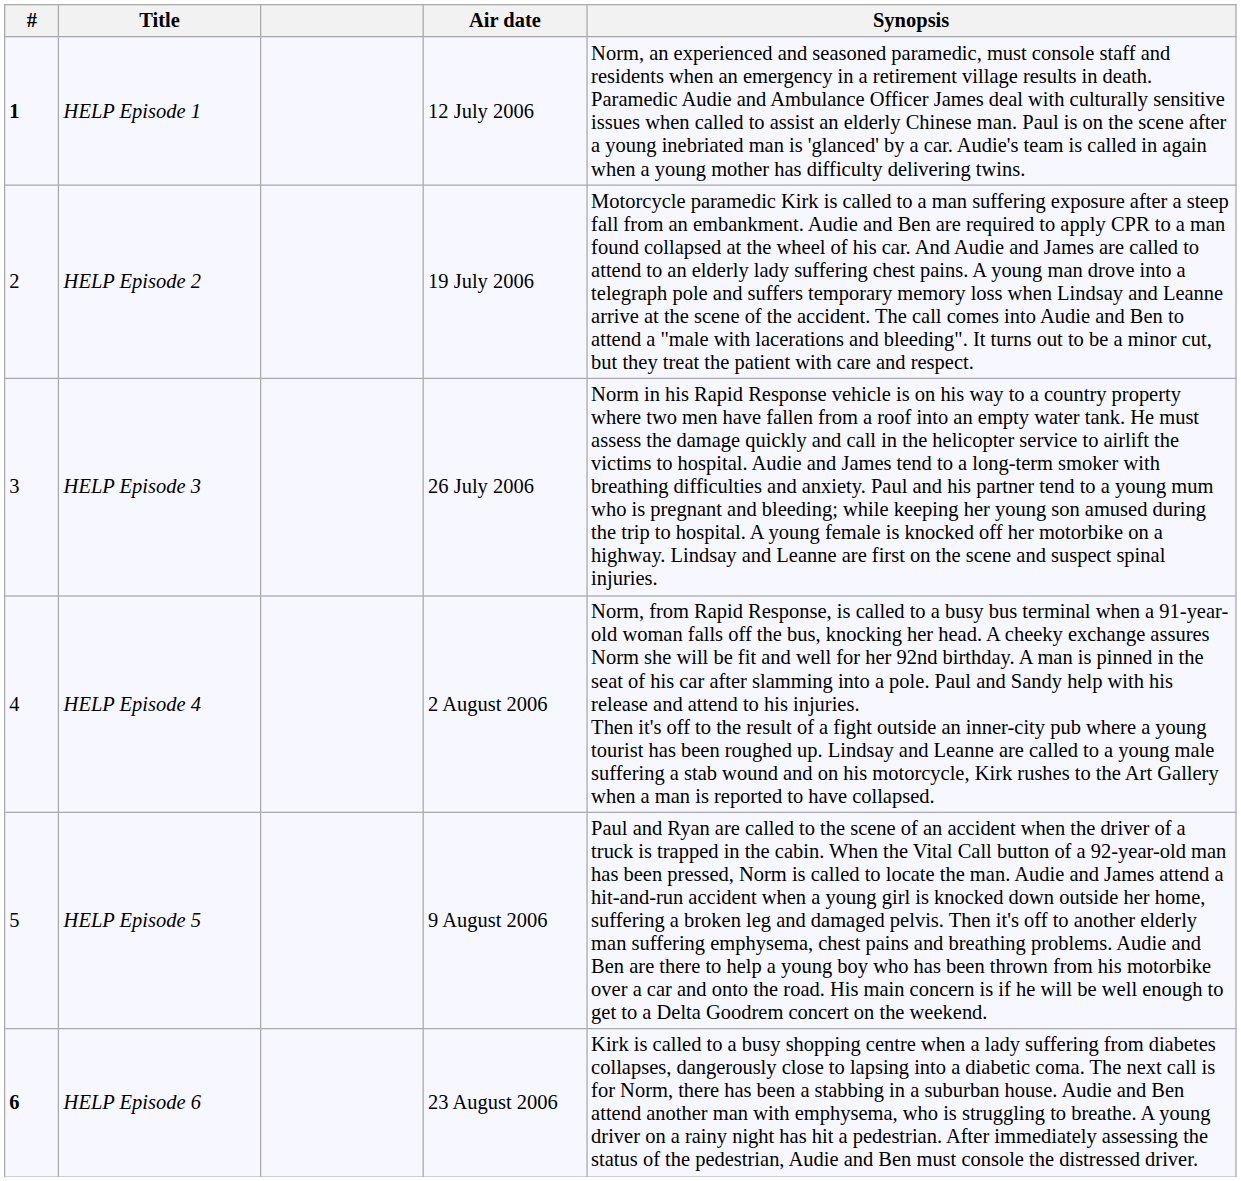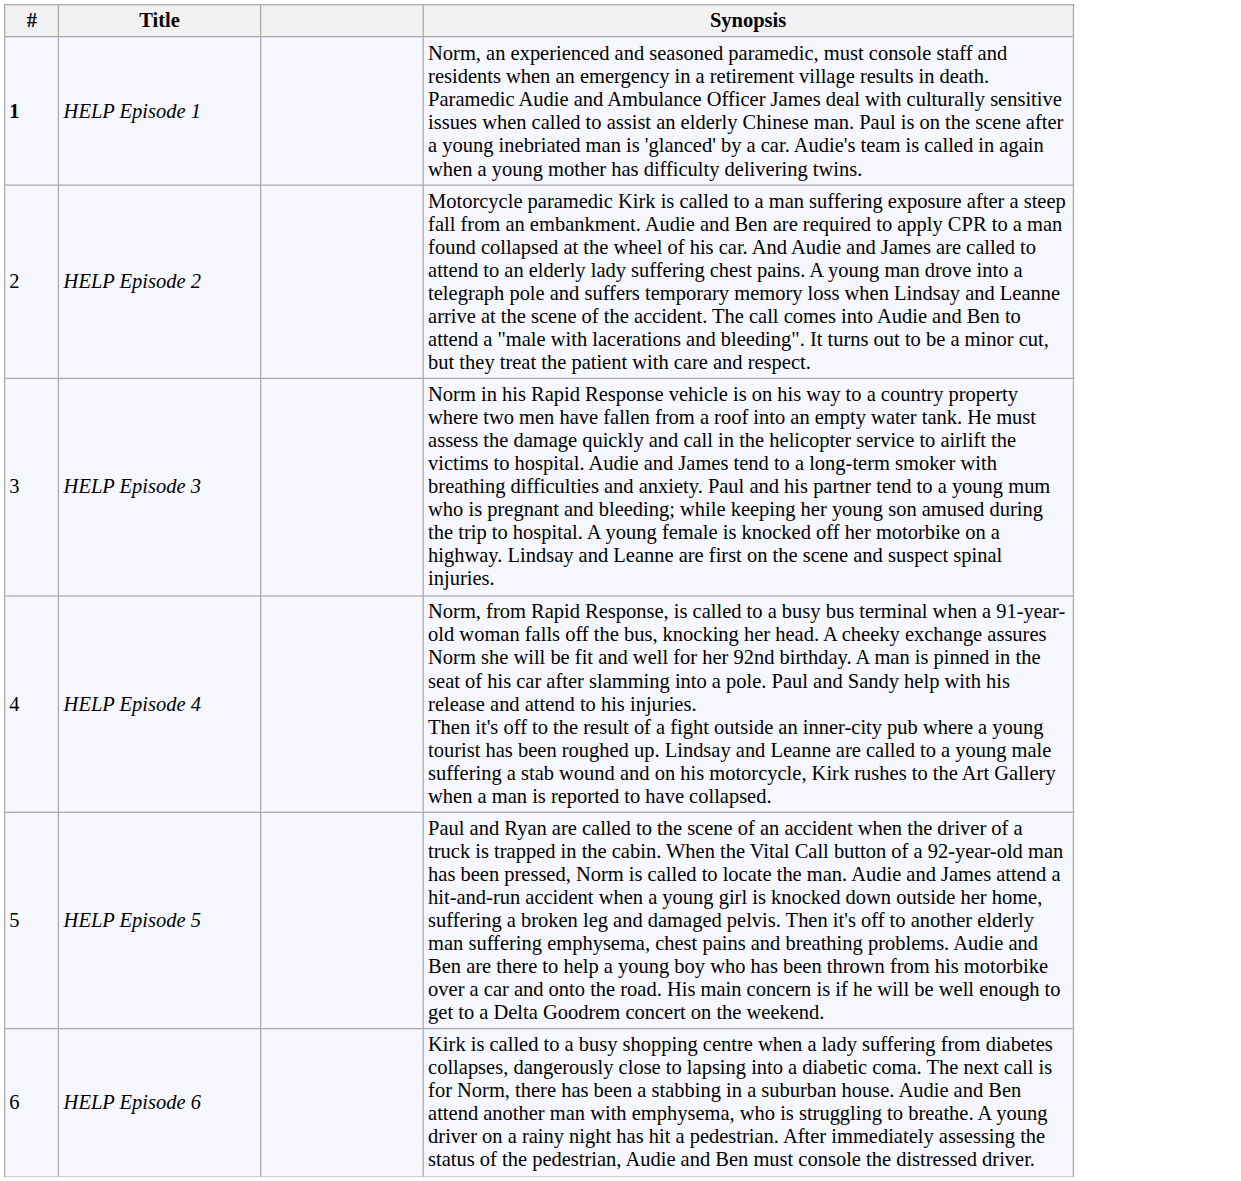- column: (505, 20)
(14, 1102) bold -> (14, 1102) normal
